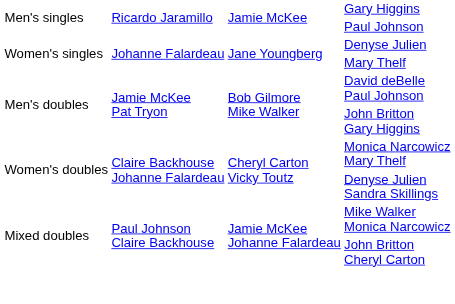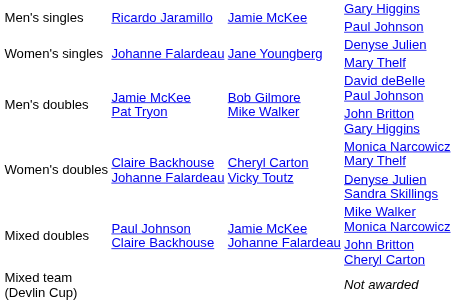+ row: (381, 285)
